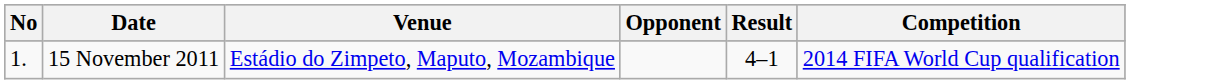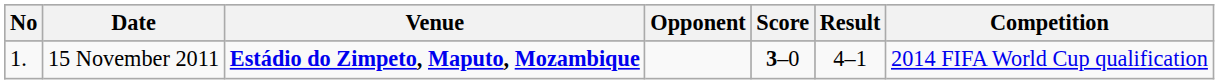+ column: (783, 22)
(422, 59) normal -> (435, 59) bold
